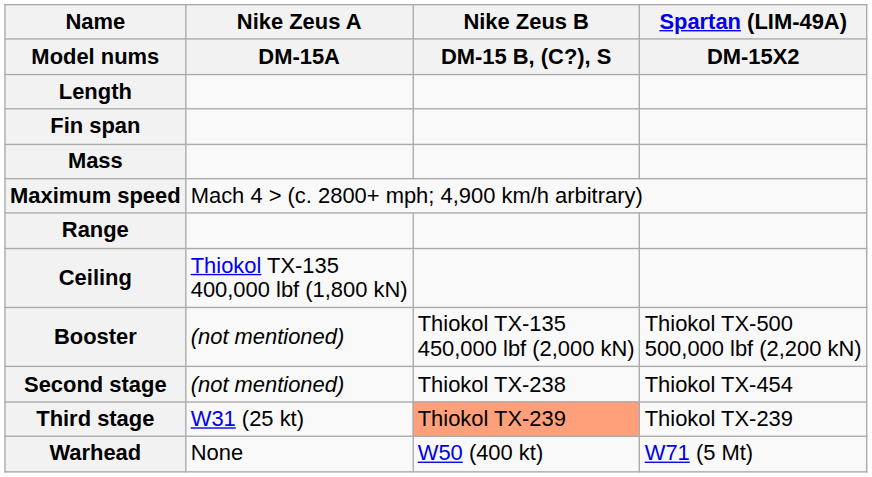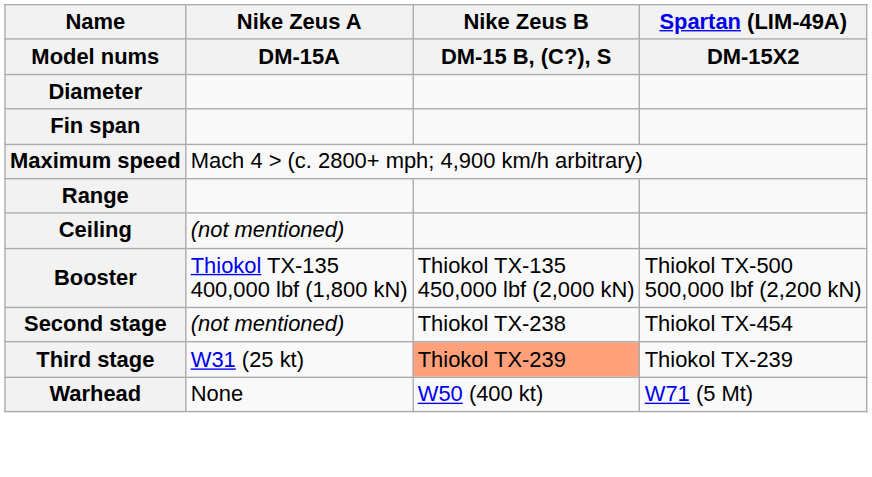- row: (95, 91)
+ row: (95, 91)
- row: (95, 160)
(299, 277) Thiokol TX-135 400,000 lbf (1,800 kN) -> (267, 230) (not mentioned)
(267, 336) (not mentioned) -> (299, 277) Thiokol TX-135 400,000 lbf (1,800 kN)
